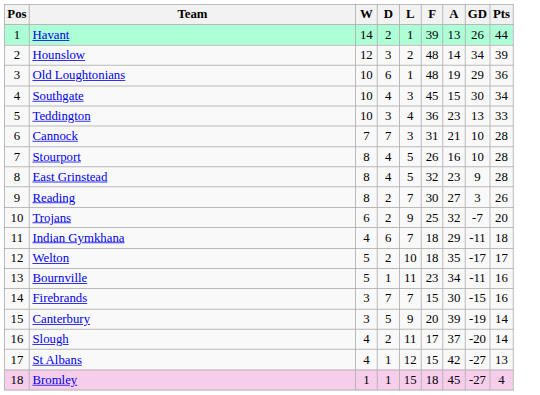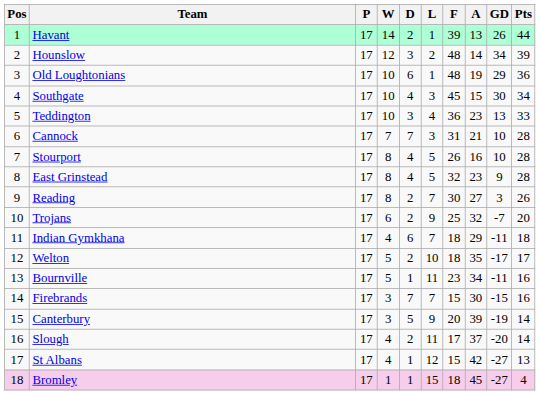+ column: (366, 14)
